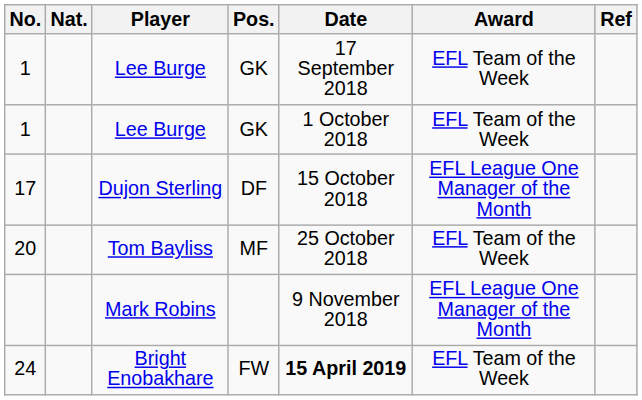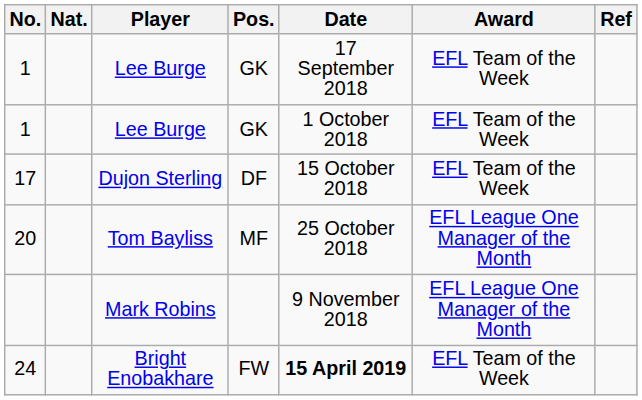(504, 189) EFL League One Manager of the Month -> (504, 178) EFL Team of the Week
(504, 249) EFL Team of the Week -> (504, 238) EFL League One Manager of the Month
